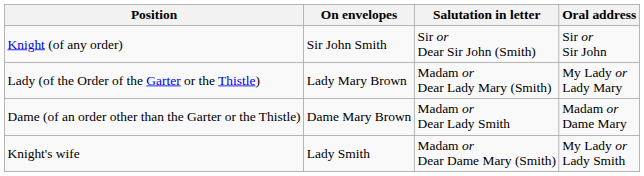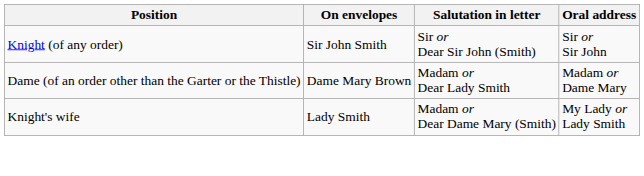- row: (134, 80)
